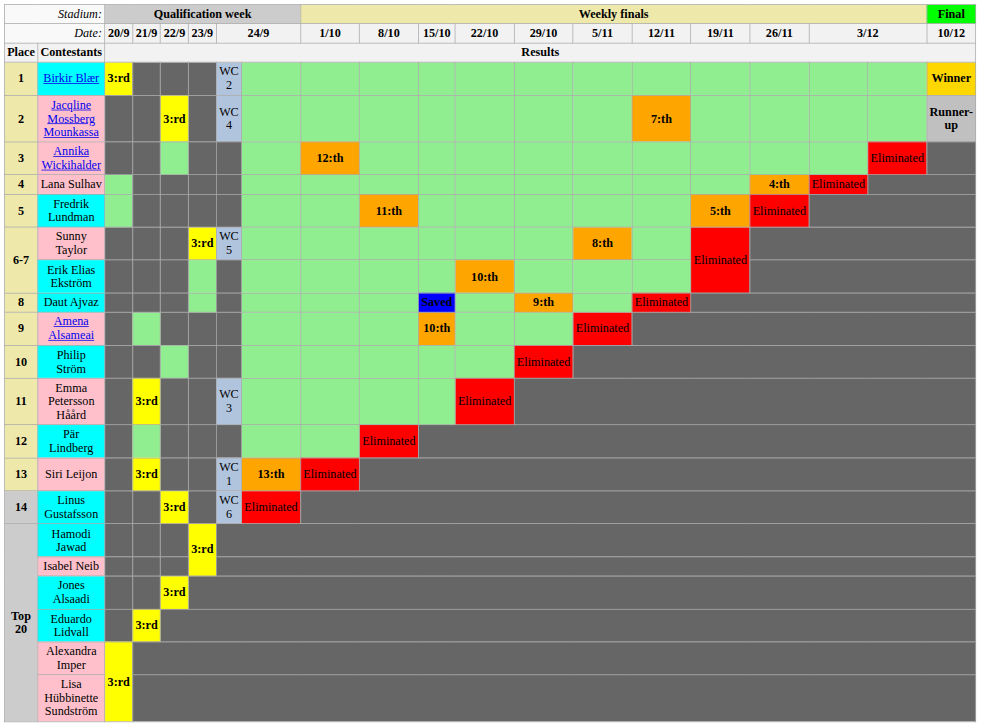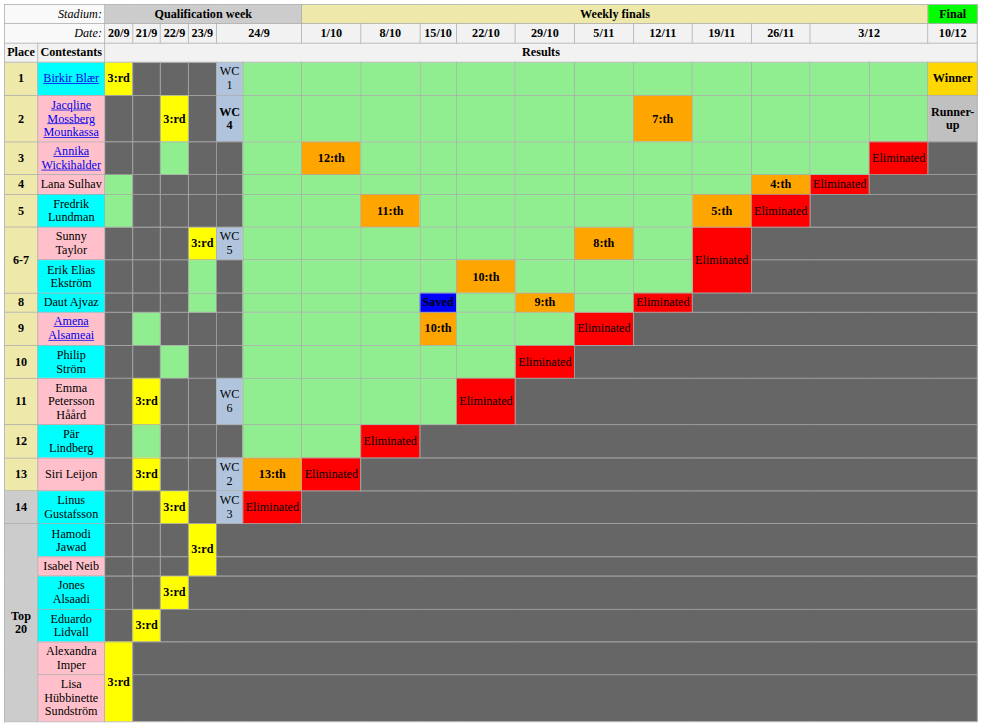(229, 78) WC 2 -> (230, 78) WC 1
(229, 118) normal -> (230, 118) bold
(229, 401) WC 3 -> (230, 401) WC 6
(229, 474) WC 1 -> (230, 474) WC 2
(229, 507) WC 6 -> (230, 507) WC 3
